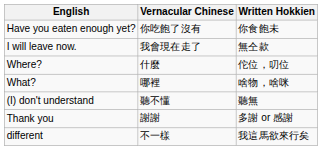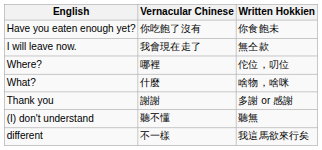(150, 64) 什麼 -> (150, 64) 哪裡
(150, 82) 哪裡 -> (150, 82) 什麼
rows swapped: (50, 100) <-> (30, 118)
